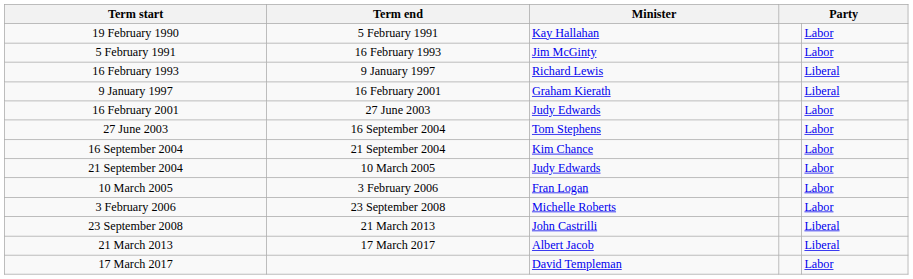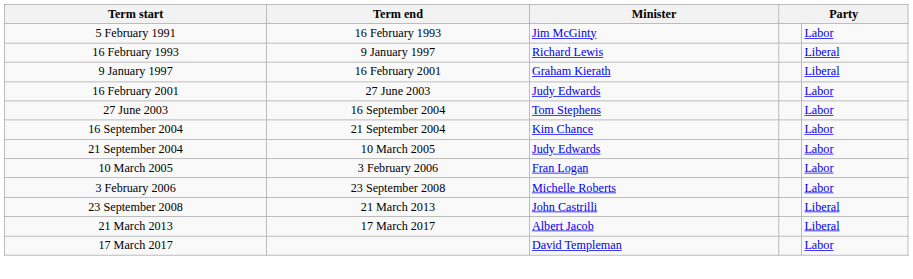- row: (136, 33)
